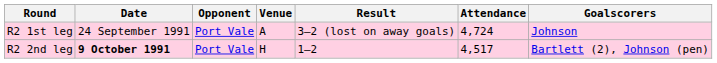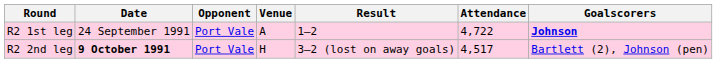(376, 31) 3–2 (lost on away goals) -> (307, 31) 1–2
(477, 31) 4,724 -> (477, 31) 4,722
(554, 31) normal -> (554, 31) bold
(307, 49) 1–2 -> (376, 49) 3–2 (lost on away goals)
